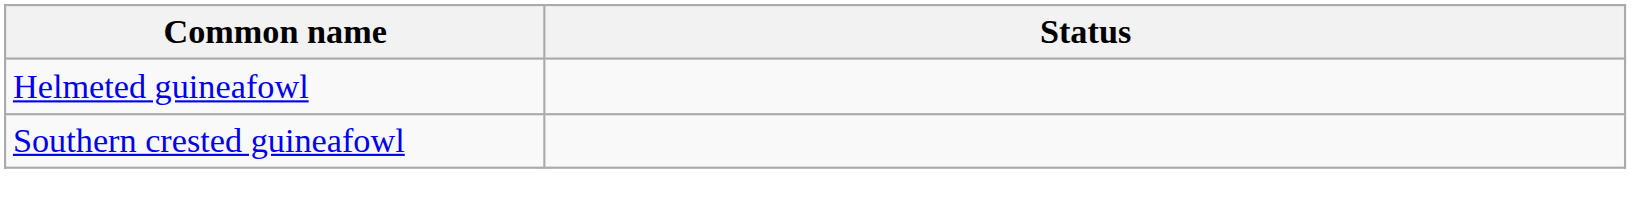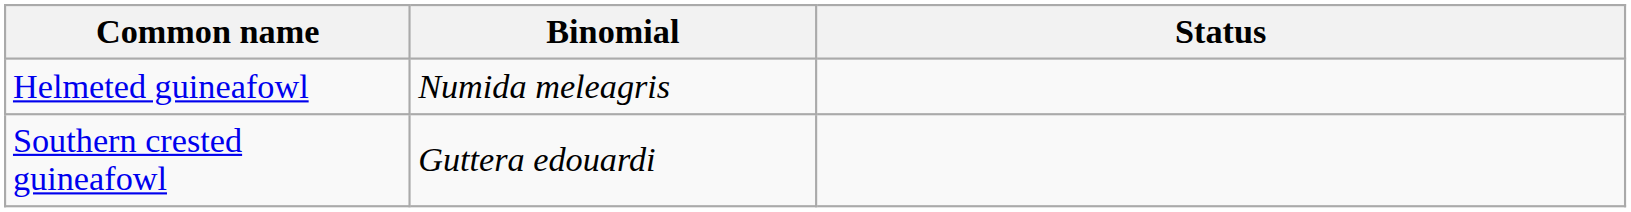+ column: (613, 31)
